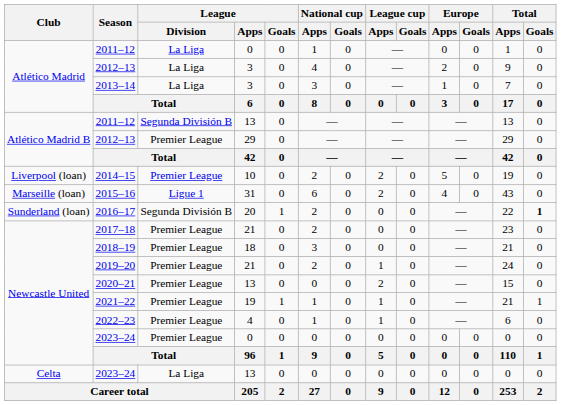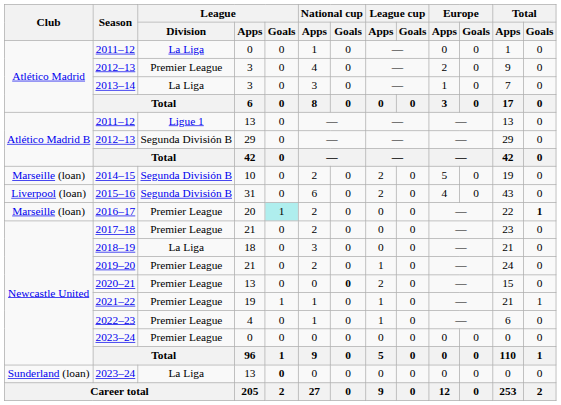(186, 67) La Liga -> (186, 67) Premier League
(186, 121) Segunda División B -> (186, 121) Ligue 1
(186, 139) Premier League -> (186, 139) Segunda División B
(49, 175) Liverpool (loan) -> (49, 175) Marseille (loan)
(186, 175) Premier League -> (186, 175) Segunda División B
(49, 193) Marseille (loan) -> (49, 193) Liverpool (loan)
(186, 193) Ligue 1 -> (186, 193) Segunda División B
(49, 211) Sunderland (loan) -> (49, 211) Marseille (loan)
(186, 211) Segunda División B -> (186, 211) Premier League
(282, 211) no background -> (282, 211) paleturquoise background
(186, 247) Premier League -> (186, 247) La Liga
(348, 283) normal -> (348, 283) bold
(49, 373) Celta -> (49, 373) Sunderland (loan)
(282, 373) normal -> (282, 373) bold
